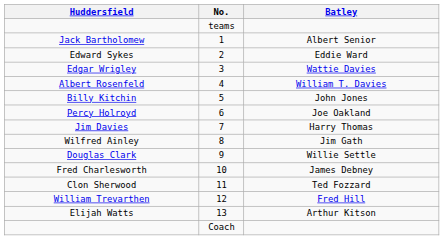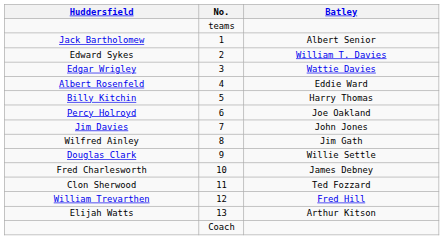(341, 55) Eddie Ward -> (341, 55) William T. Davies
(341, 84) William T. Davies -> (341, 84) Eddie Ward
(341, 98) John Jones -> (341, 98) Harry Thomas
(341, 127) Harry Thomas -> (341, 127) John Jones
